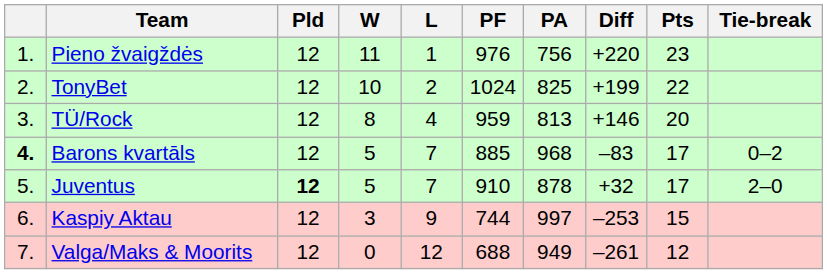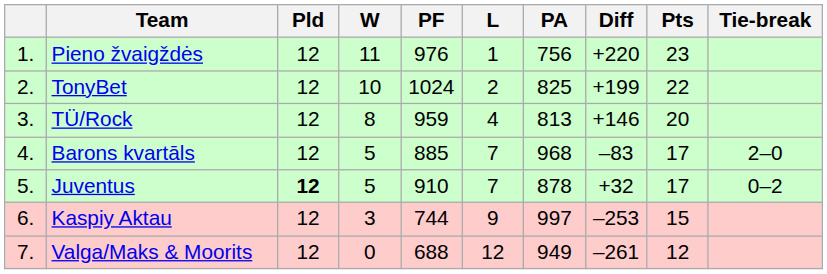columns swapped: (431, 20) <-> (493, 20)
(26, 152) bold -> (26, 152) normal
(765, 152) 0–2 -> (765, 152) 2–0
(765, 185) 2–0 -> (765, 185) 0–2
